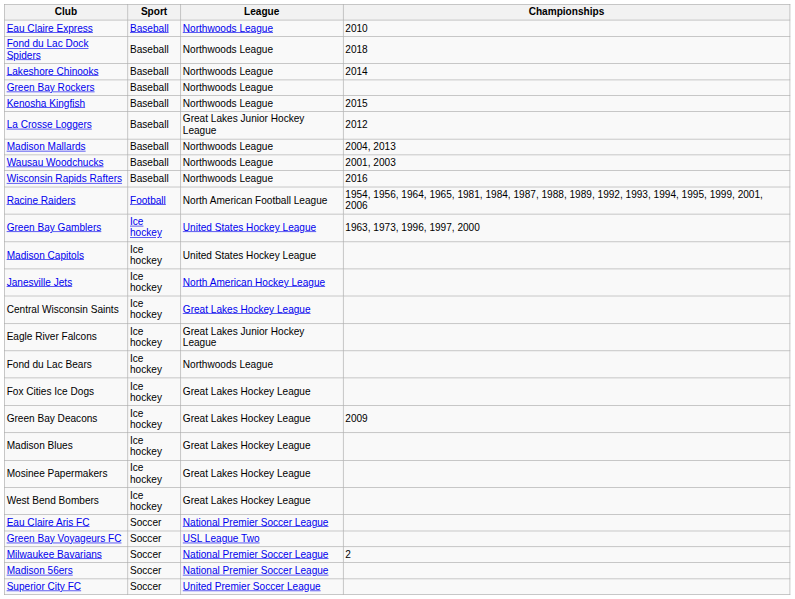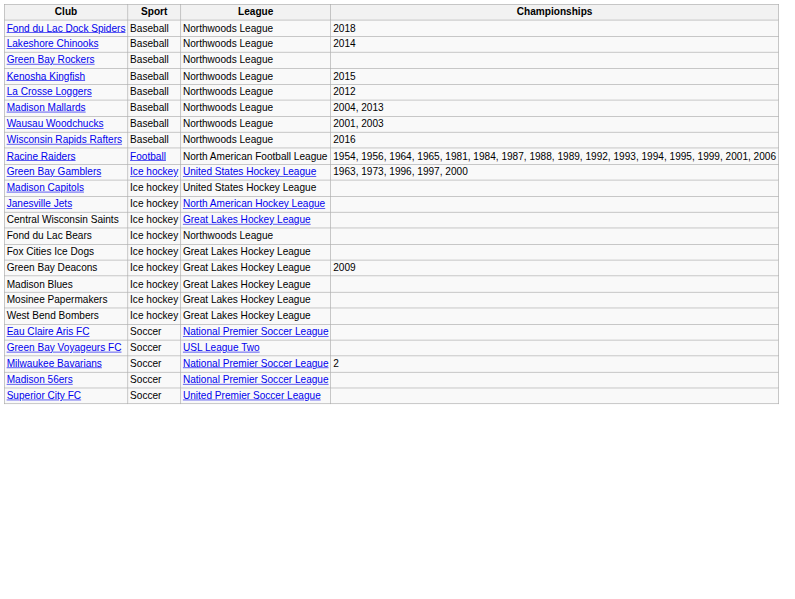- row: (50, 28)
(244, 125) Great Lakes Junior Hockey League -> (228, 92) Northwoods League
- row: (52, 337)
